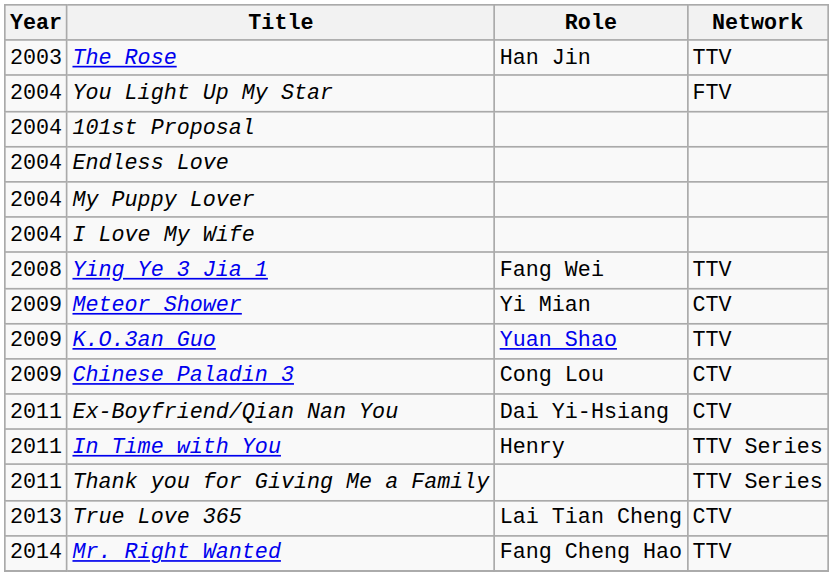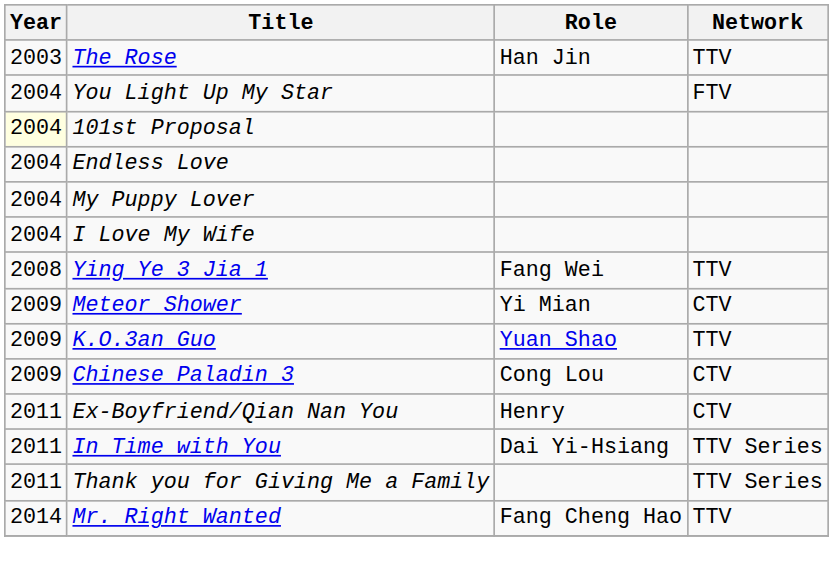(36, 129) no background -> (36, 129) lightyellow background
(584, 412) Dai Yi-Hsiang -> (532, 412) Henry
(532, 447) Henry -> (584, 447) Dai Yi-Hsiang
- row: (157, 518)
